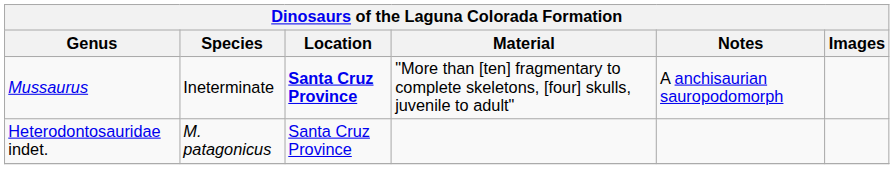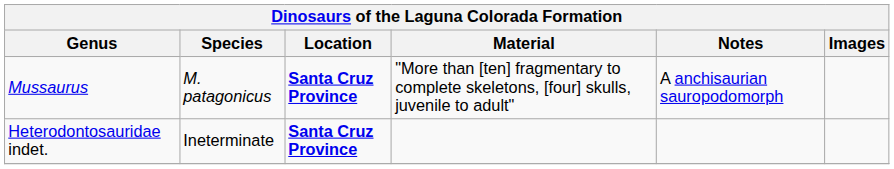(229, 87) Ineterminate -> (227, 87) M. patagonicus
(227, 140) M. patagonicus -> (229, 140) Ineterminate
(329, 140) normal -> (331, 140) bold
